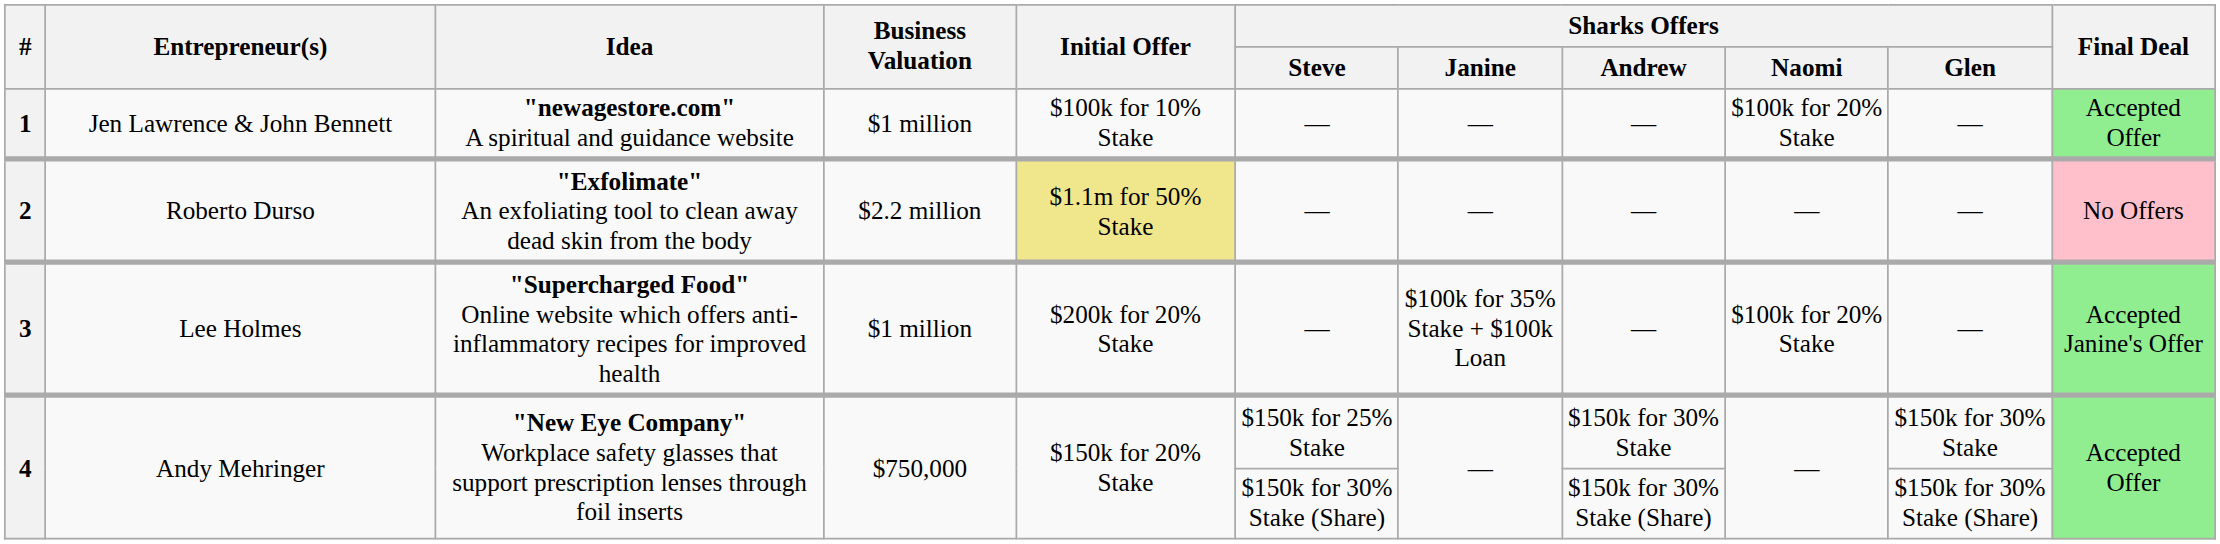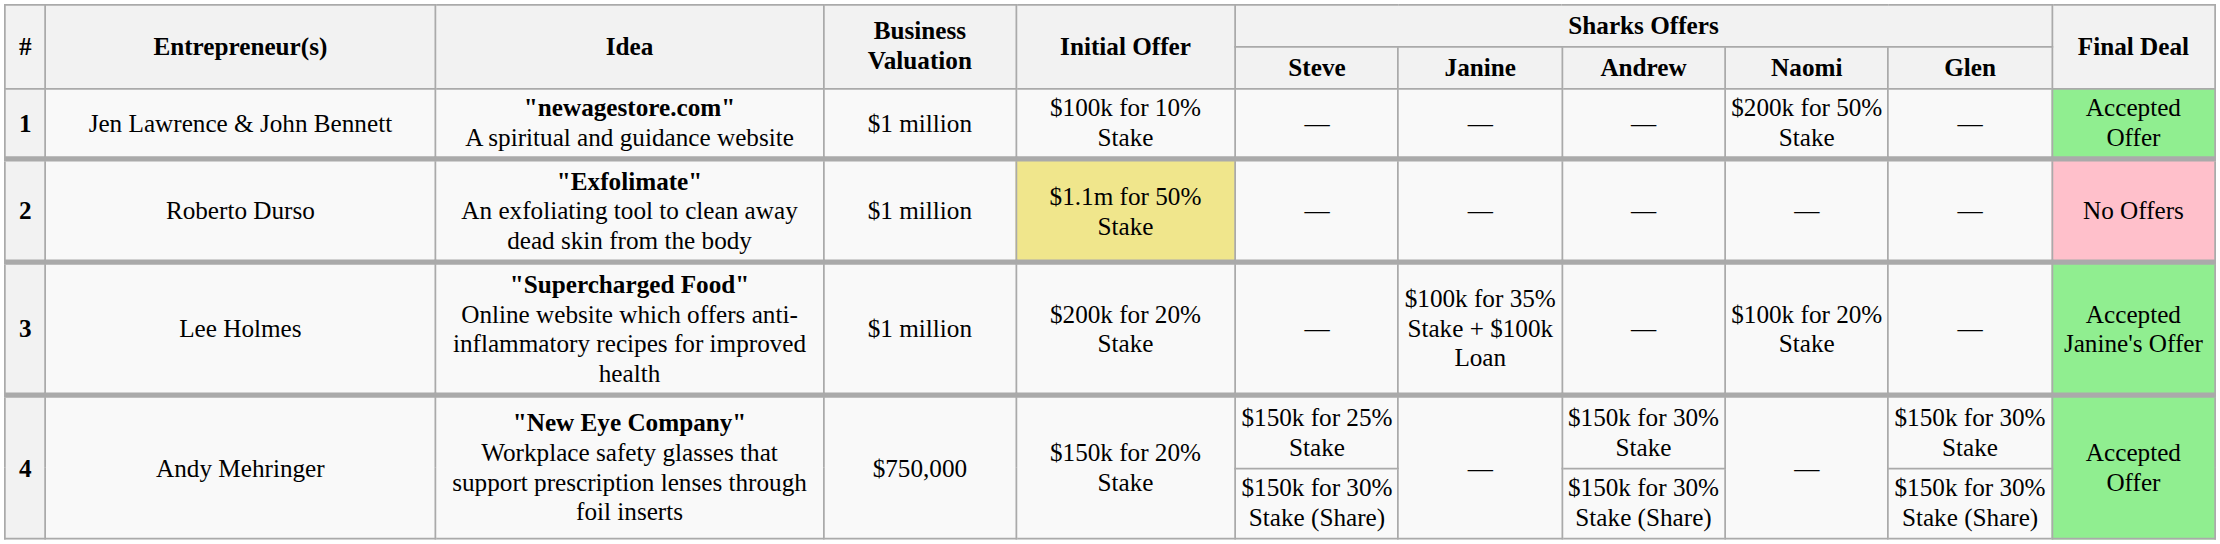(1807, 123) $100k for 20% Stake -> (1807, 123) $200k for 50% Stake
(920, 211) $2.2 million -> (920, 211) $1 million
